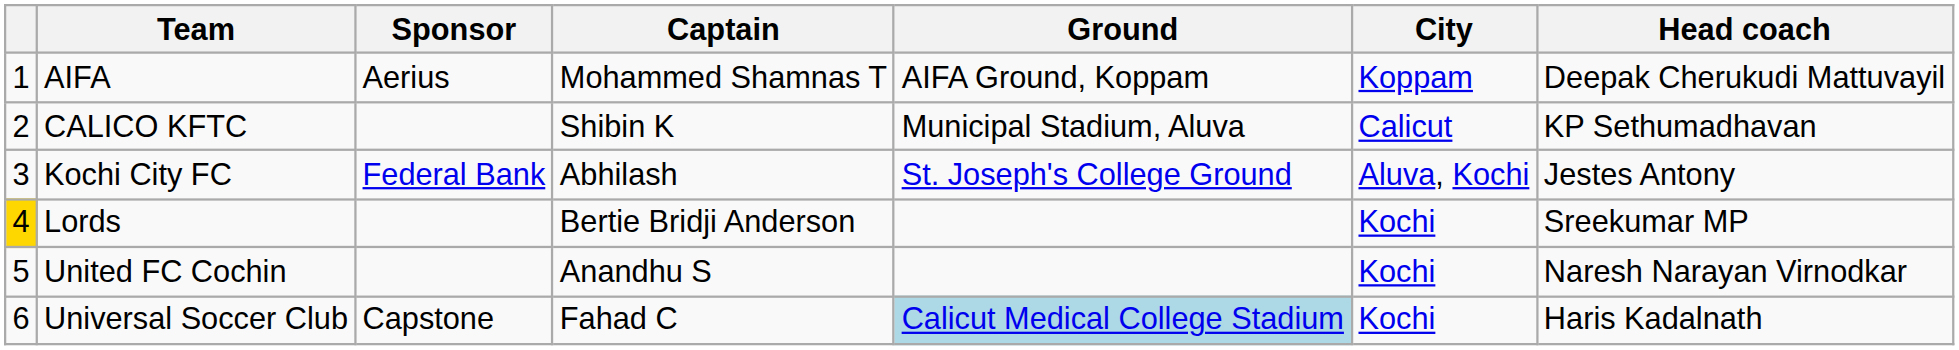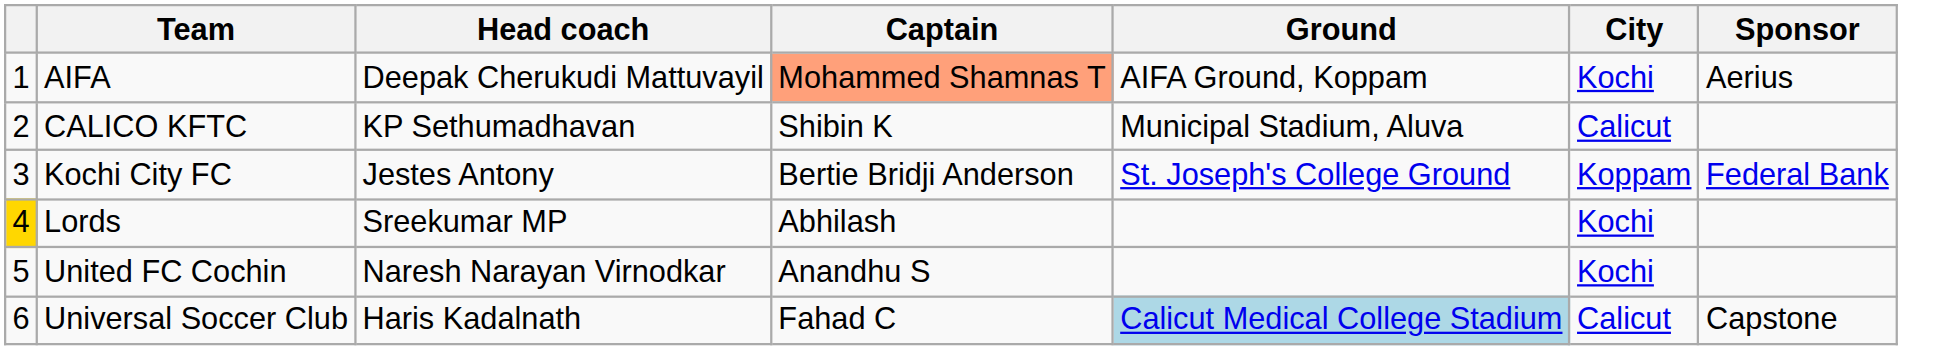columns swapped: (1745, 29) <-> (454, 29)
(723, 77) no background -> (942, 77) lightsalmon background
(1416, 77) Koppam -> (1615, 77) Kochi
(619, 174) Abhilash -> (926, 174) Bertie Bridji Anderson
(1444, 174) Aluva, Kochi -> (1634, 174) Koppam
(708, 223) Bertie Bridji Anderson -> (837, 223) Abhilash
(1397, 320) Kochi -> (1624, 320) Calicut
